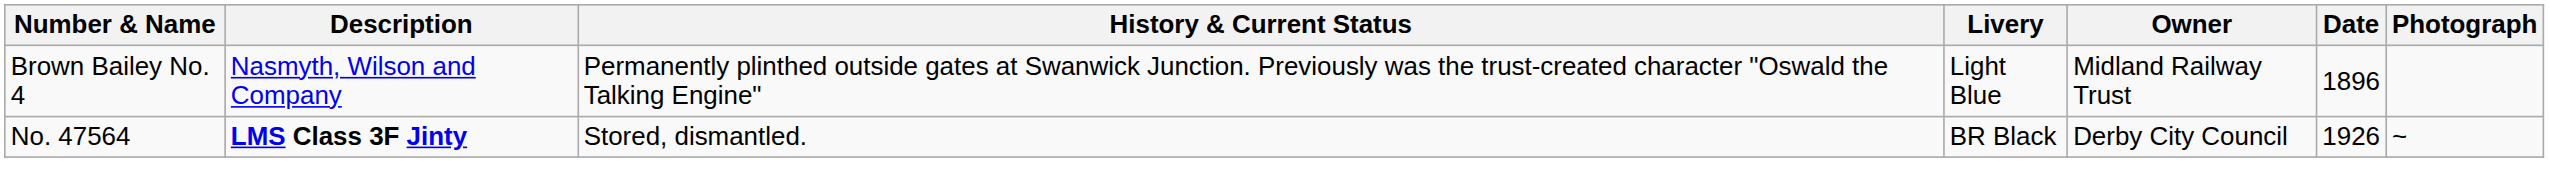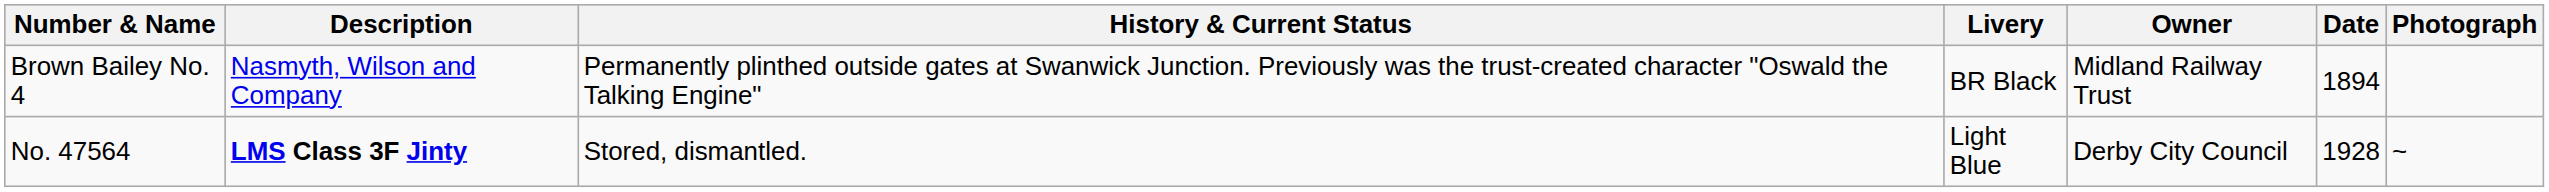(1978, 80) Light Blue -> (2003, 80) BR Black
(2351, 80) 1896 -> (2351, 80) 1894
(2003, 136) BR Black -> (1978, 151) Light Blue
(2351, 136) 1926 -> (2351, 151) 1928
